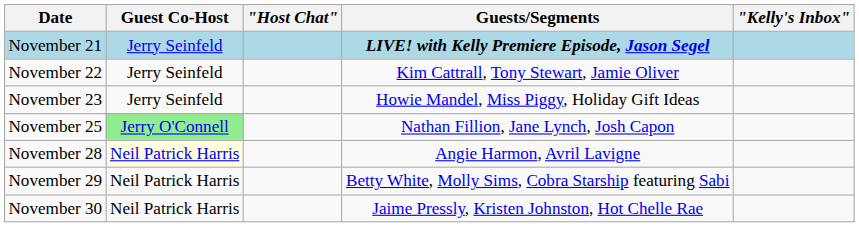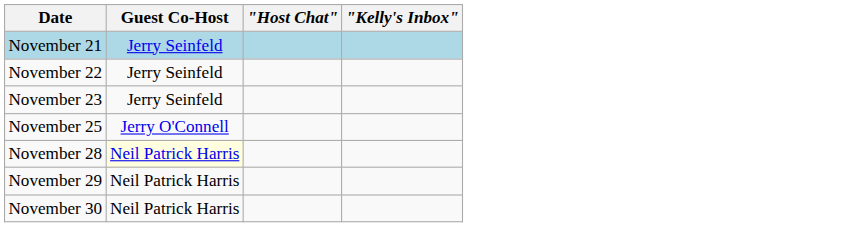- column: (538, 18)
(175, 126) lightgreen background -> (175, 126) no background
